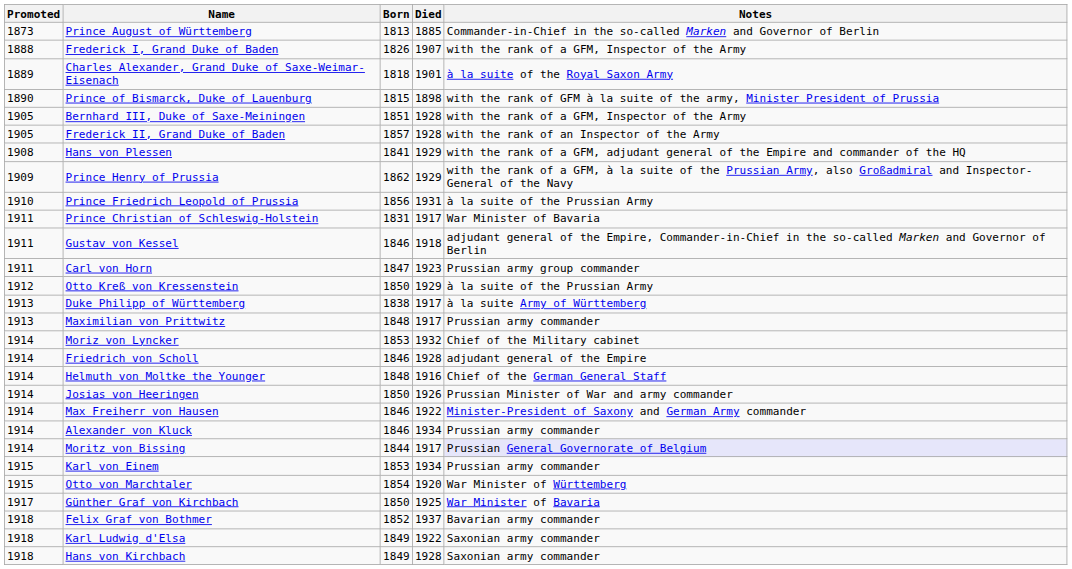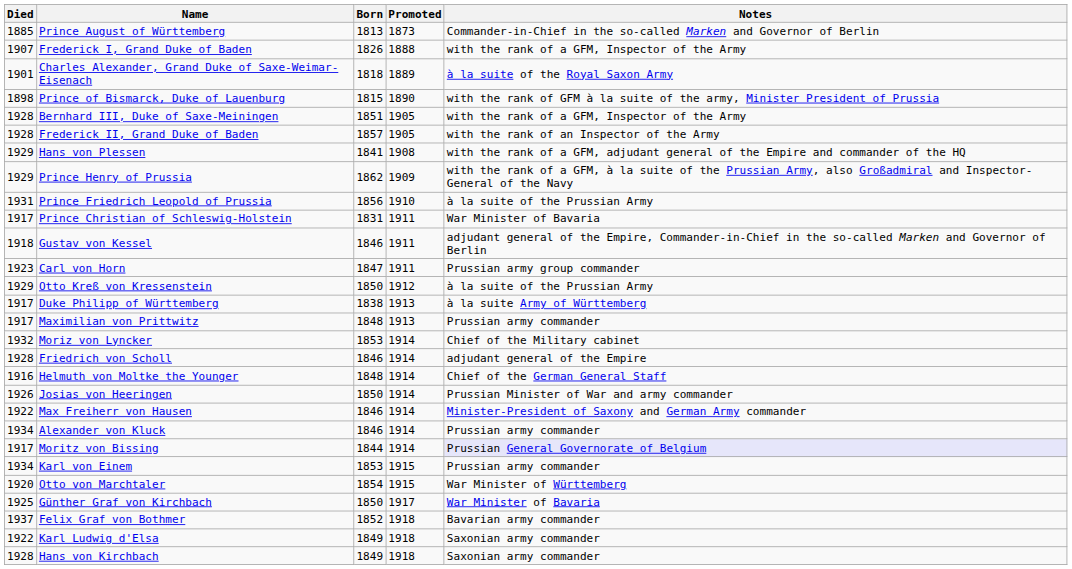columns swapped: (34, 13) <-> (428, 13)
